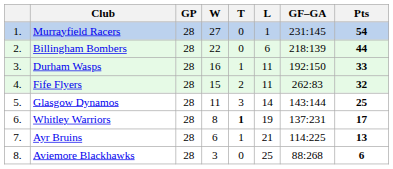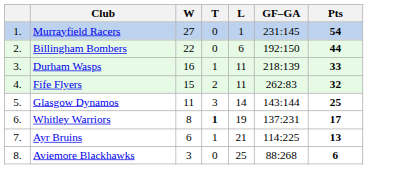- column: (189, 13)
(307, 48) 218:139 -> (281, 48) 192:150
(307, 66) 192:150 -> (281, 66) 218:139
